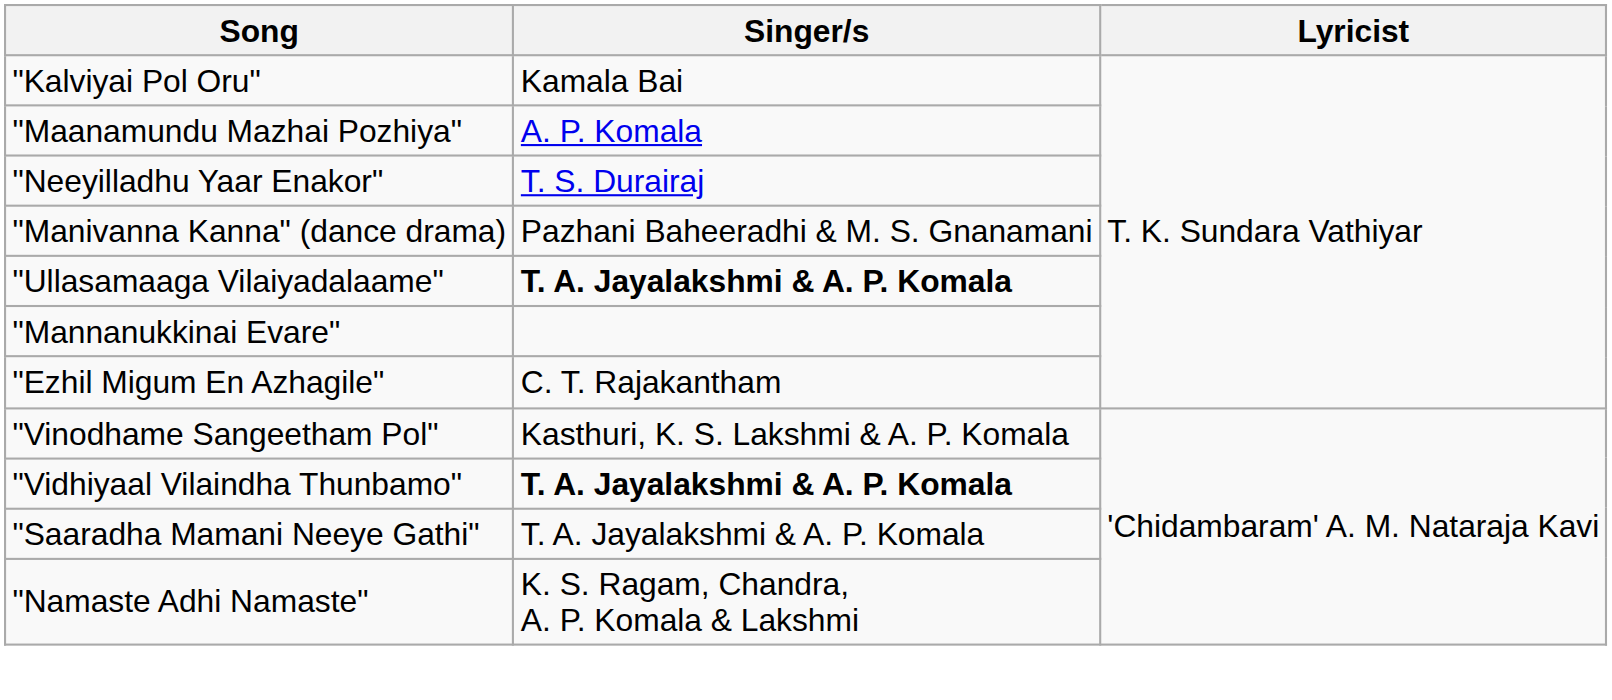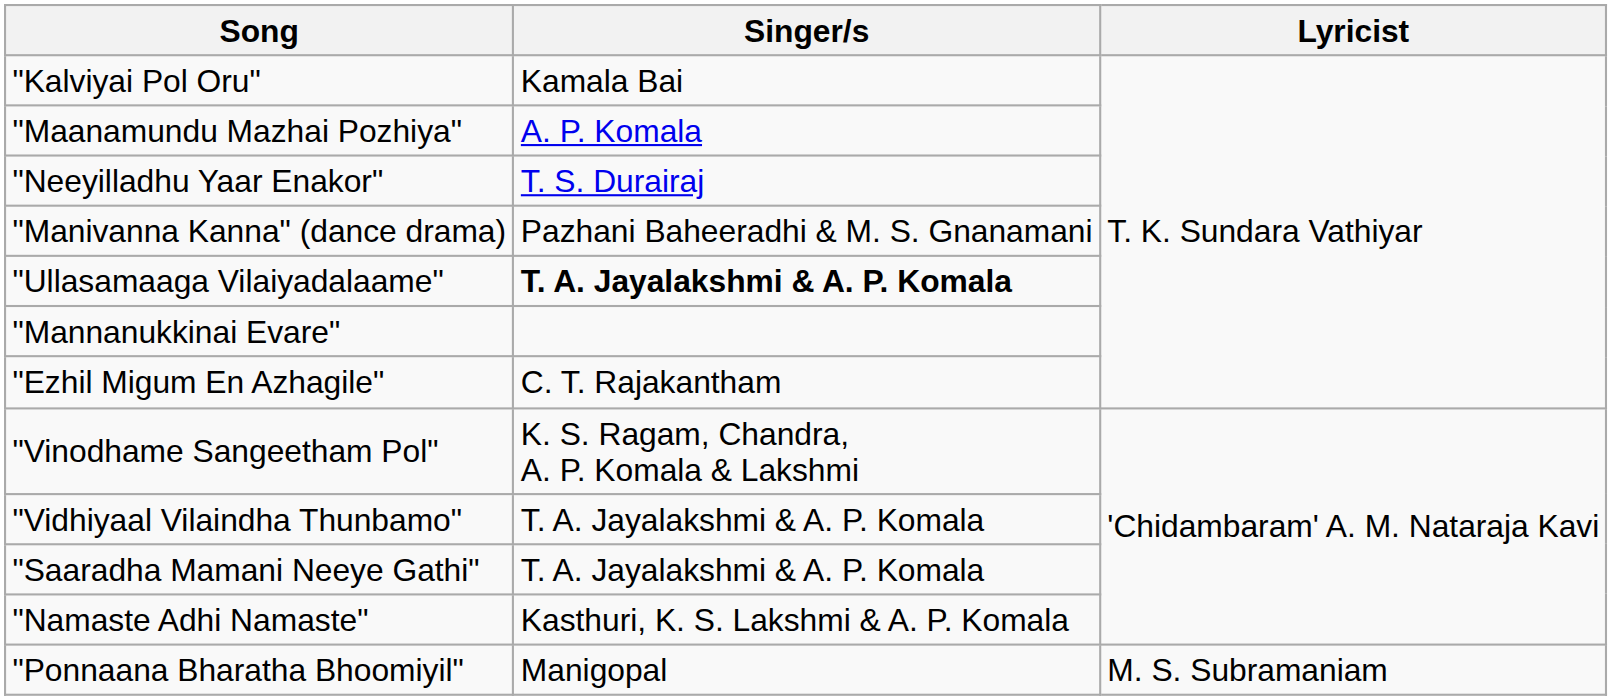(795, 433) Kasthuri, K. S. Lakshmi & A. P. Komala -> (690, 450) K. S. Ragam, Chandra, A. P. Komala & Lakshmi
(766, 483) bold -> (753, 519) normal
(690, 601) K. S. Ragam, Chandra, A. P. Komala & Lakshmi -> (795, 619) Kasthuri, K. S. Lakshmi & A. P. Komala
+ row: (238, 669)
